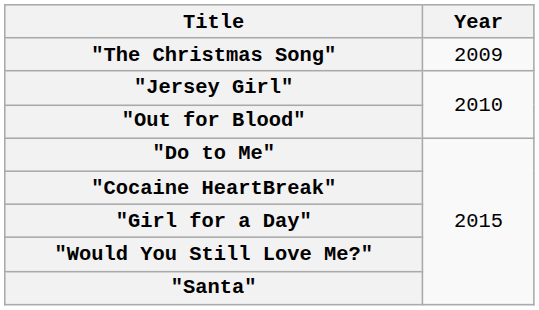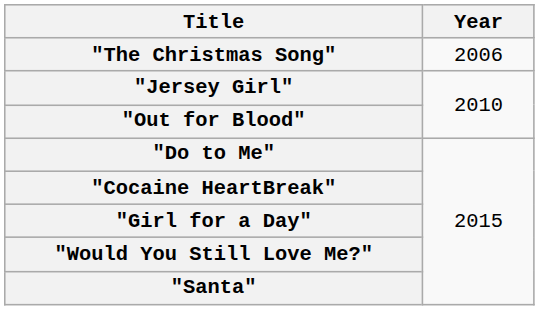(479, 55) 2009 -> (479, 55) 2006
